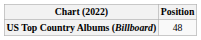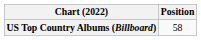(178, 27) 48 -> (178, 27) 58
